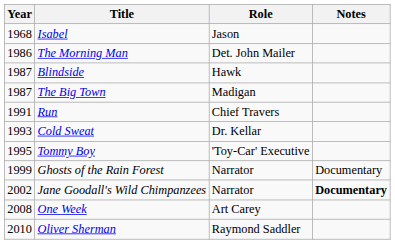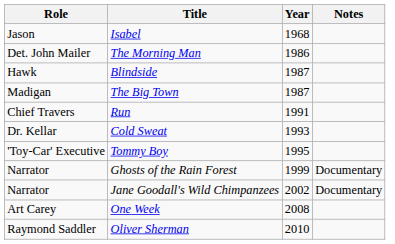columns swapped: (20, 14) <-> (261, 14)
(351, 190) bold -> (349, 190) normal
